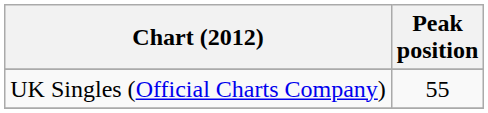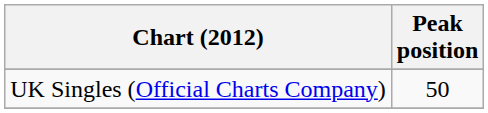(438, 88) 55 -> (438, 88) 50
